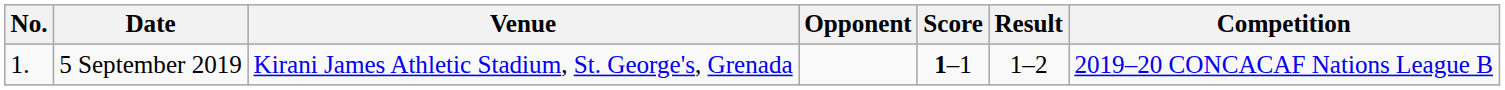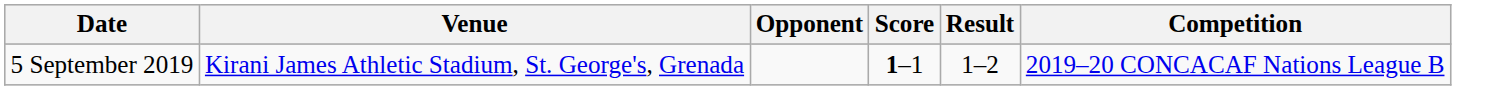- column: (29, 24)
